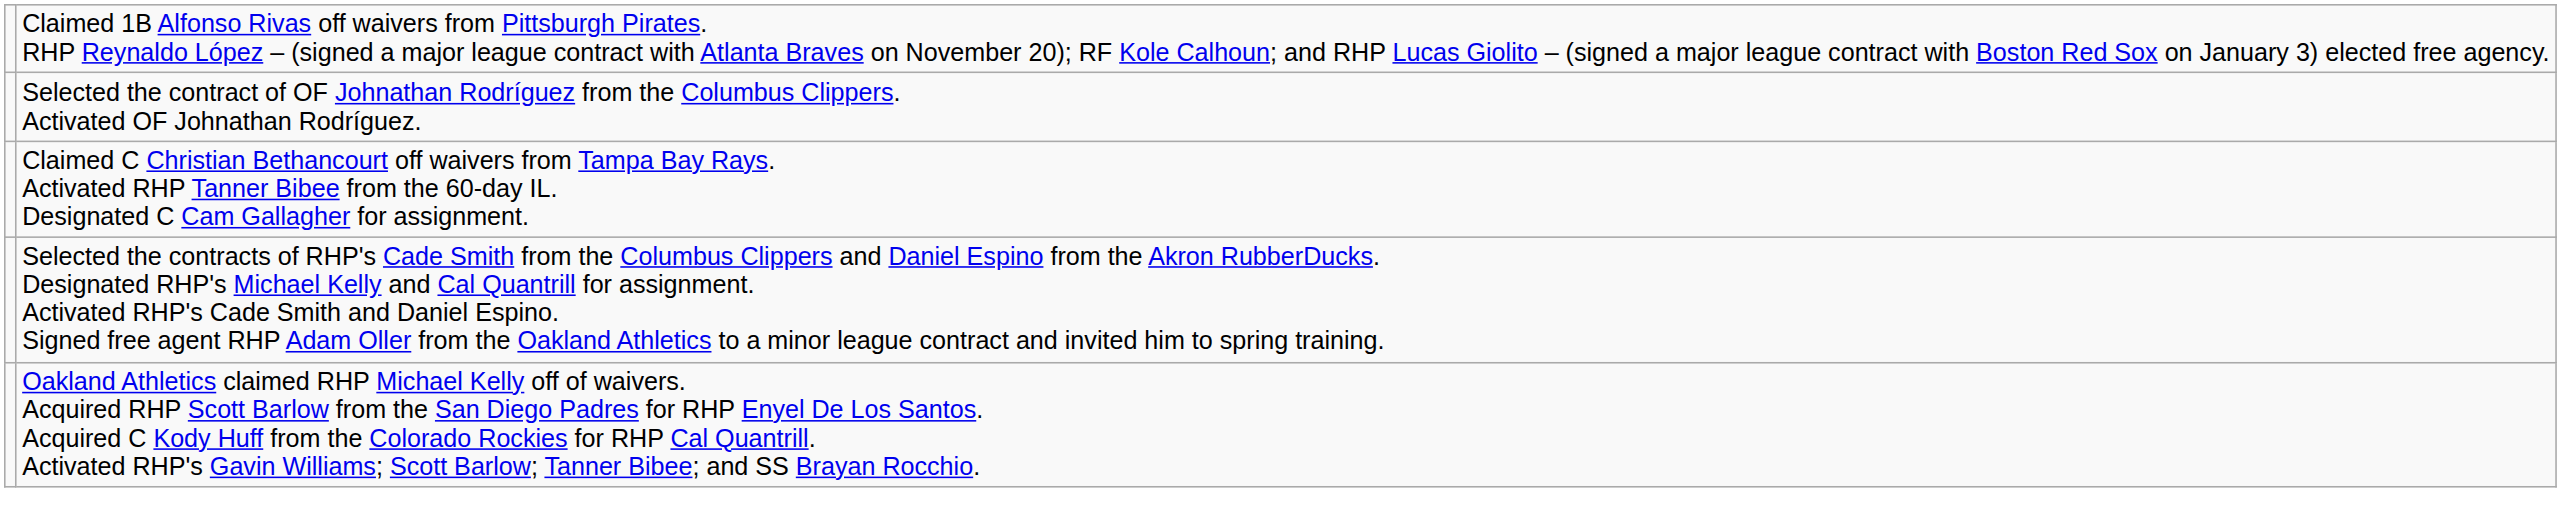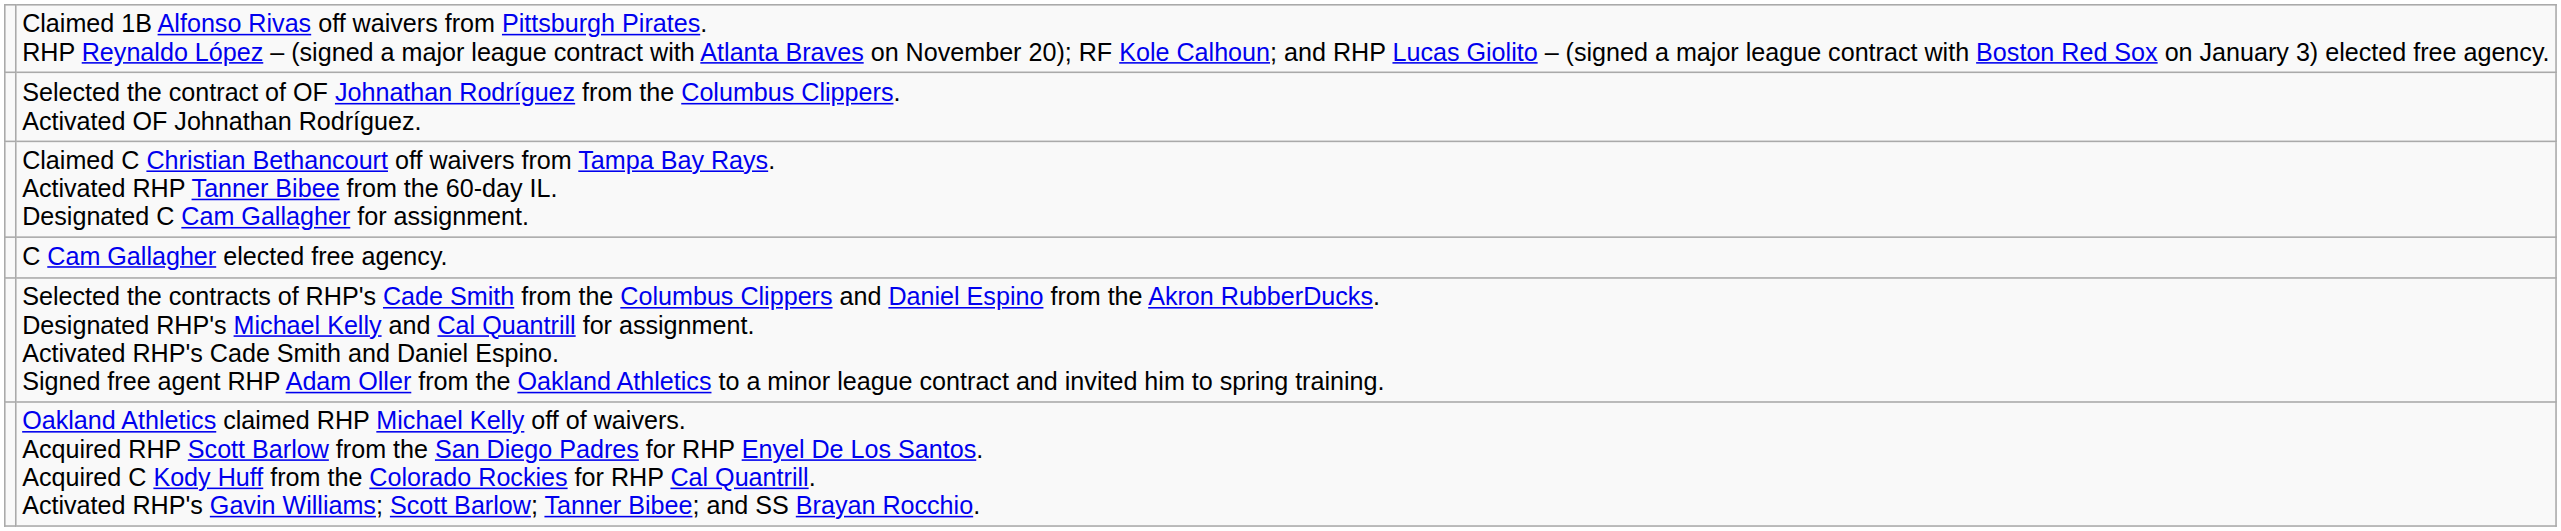+ row: (235, 256)
